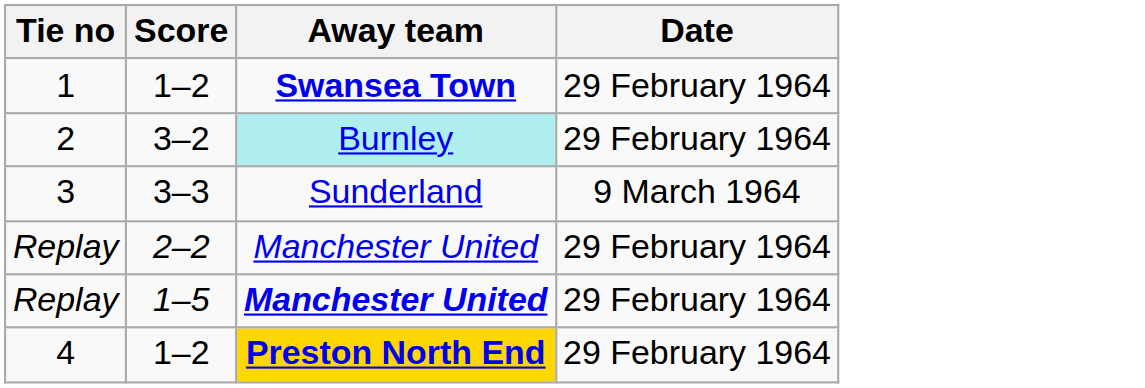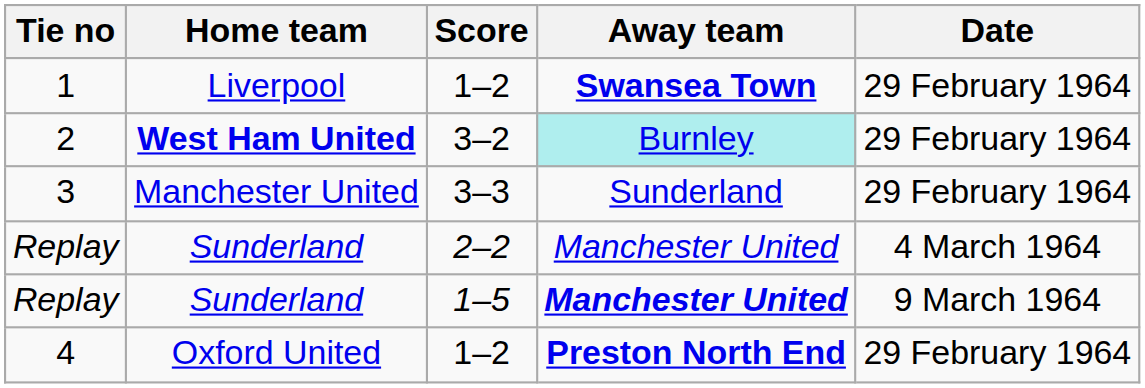+ column: (276, 31)
(697, 192) 9 March 1964 -> (997, 192) 29 February 1964
(697, 246) 29 February 1964 -> (997, 246) 4 March 1964
(697, 300) 29 February 1964 -> (997, 300) 9 March 1964
(396, 354) gold background -> (696, 354) no background
